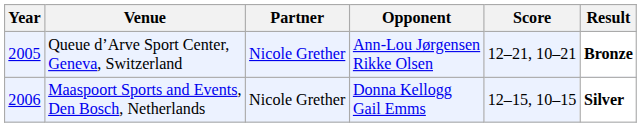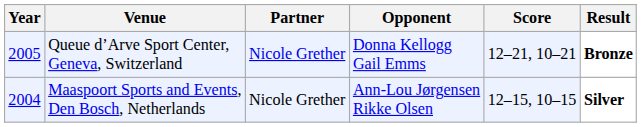(417, 54) Ann-Lou Jørgensen Rikke Olsen -> (402, 54) Donna Kellogg Gail Emms
(24, 99) 2006 -> (24, 99) 2004
(402, 99) Donna Kellogg Gail Emms -> (417, 99) Ann-Lou Jørgensen Rikke Olsen
